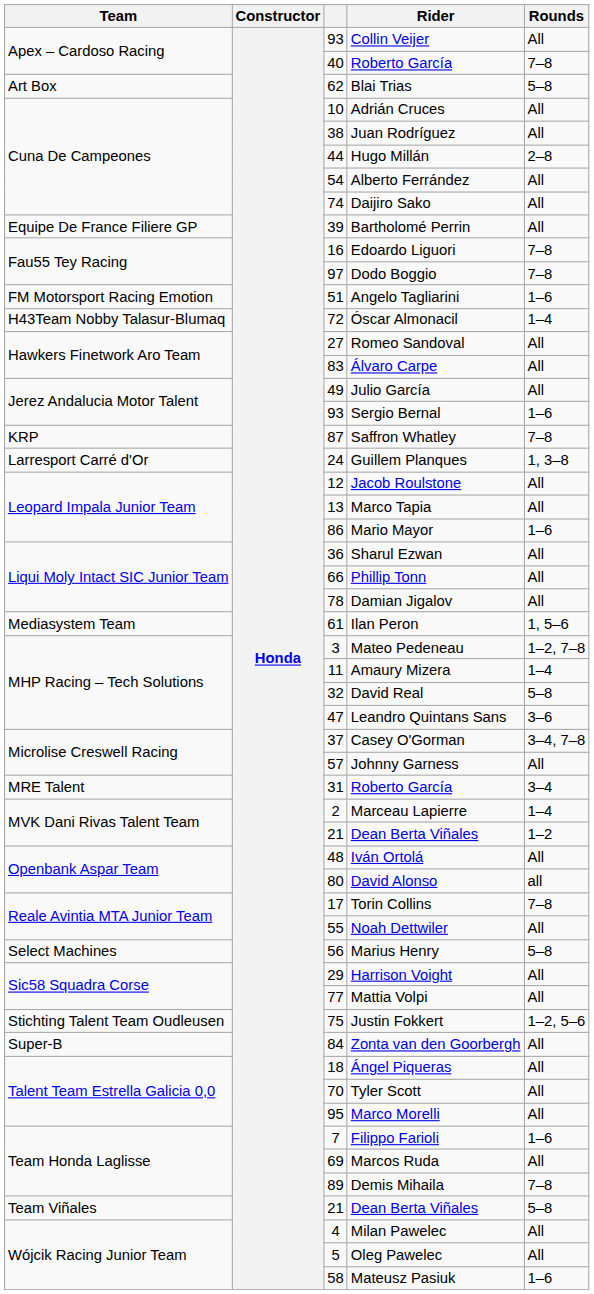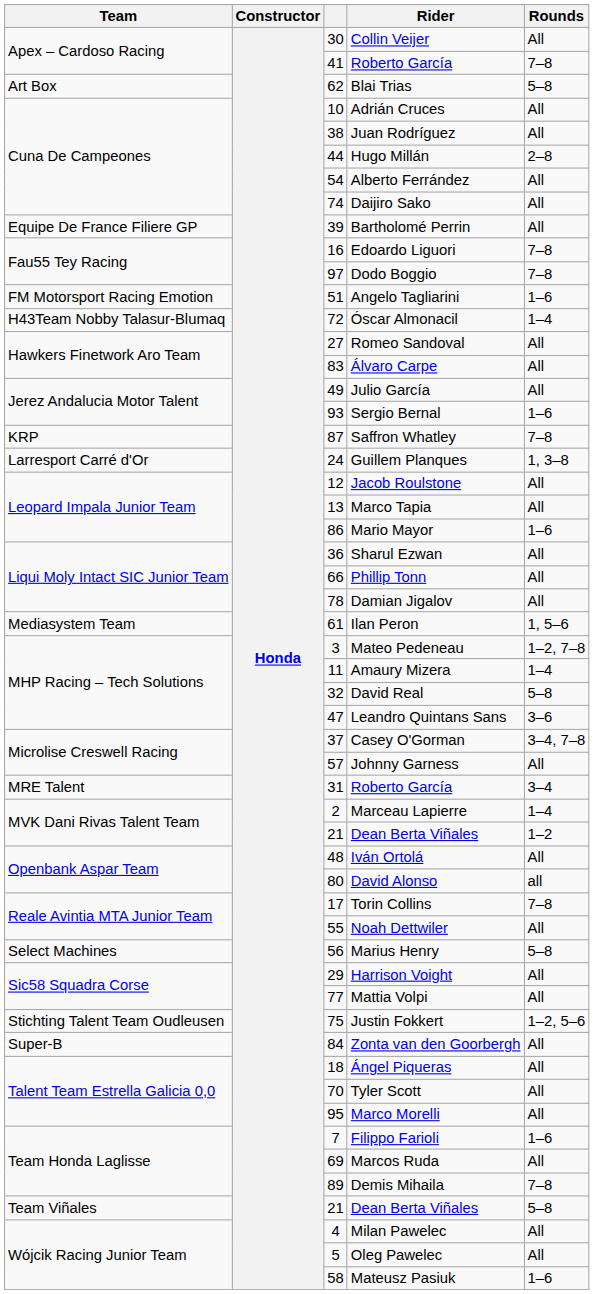(336, 39) 93 -> (336, 39) 30
(336, 63) 40 -> (336, 63) 41
